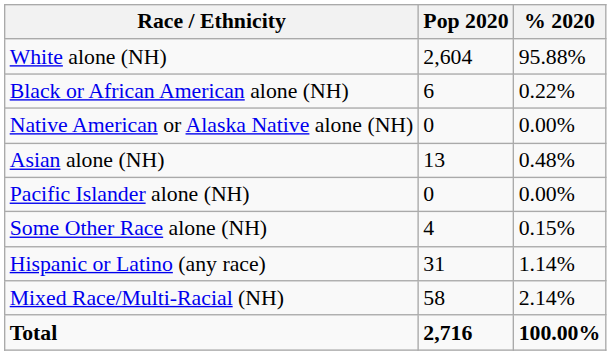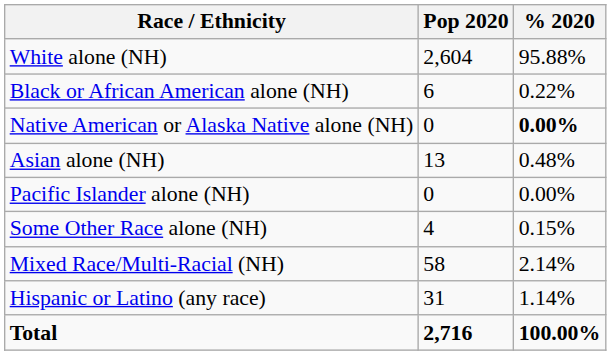(547, 125) normal -> (549, 125) bold
rows swapped: (147, 297) <-> (138, 263)
